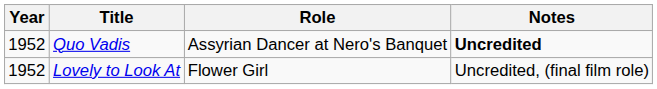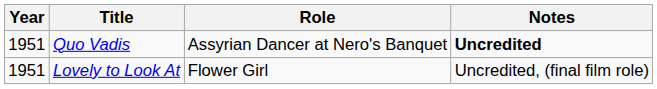(27, 44) 1952 -> (27, 44) 1951
(27, 70) 1952 -> (27, 70) 1951
